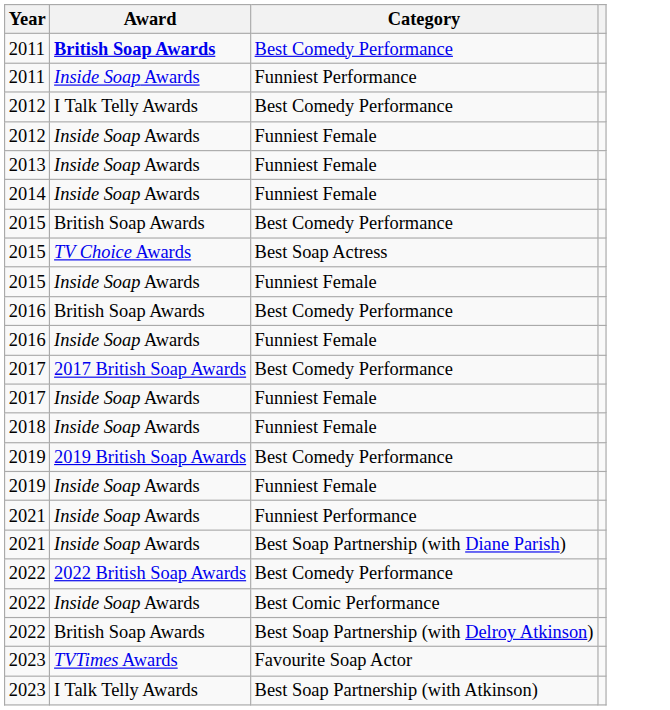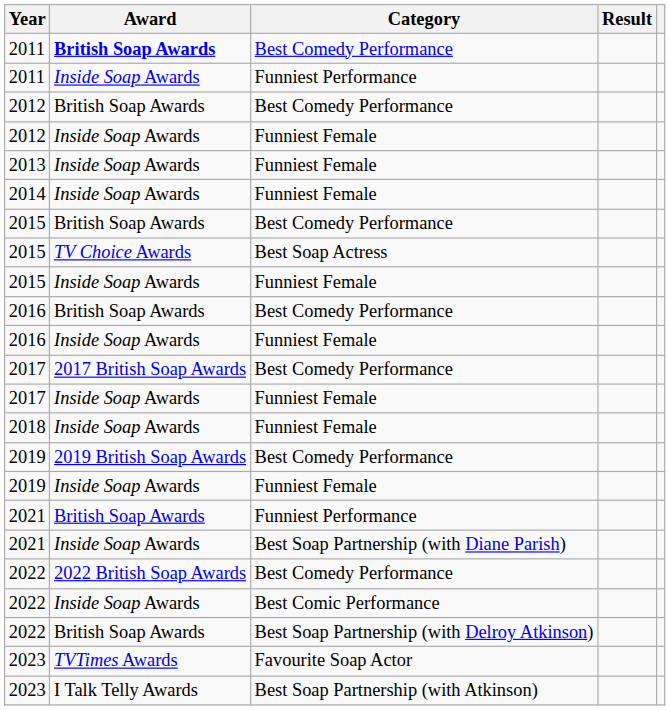+ column: (627, 19)
(126, 106) I Talk Telly Awards -> (129, 106) British Soap Awards
(127, 515) Inside Soap Awards -> (129, 515) British Soap Awards
